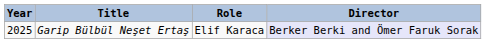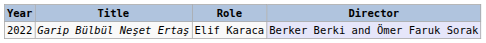(20, 30) 2025 -> (20, 30) 2022
